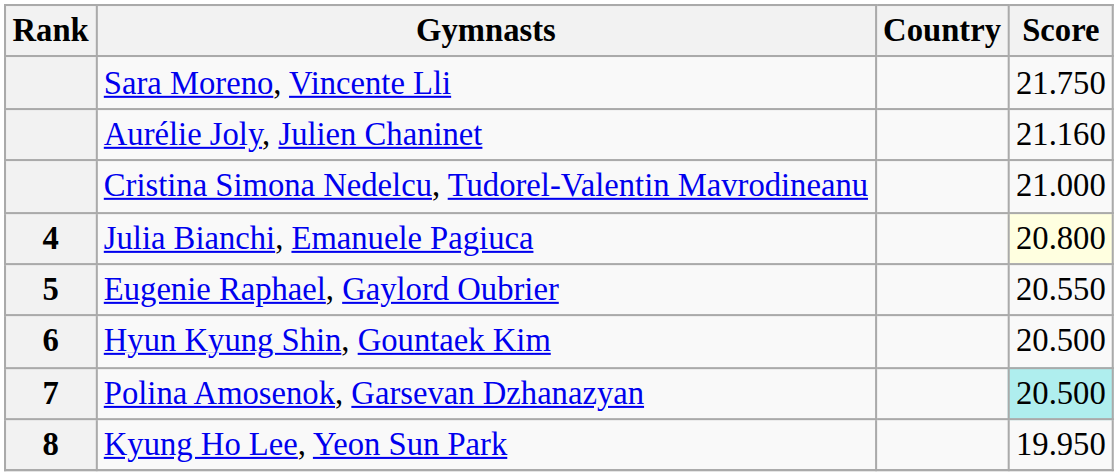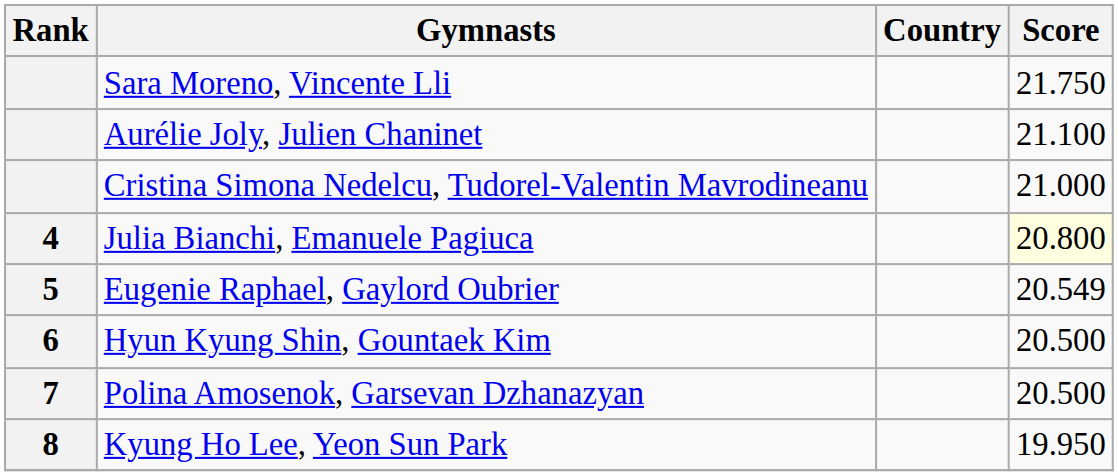(1061, 133) 21.160 -> (1061, 133) 21.100
(1061, 289) 20.550 -> (1061, 289) 20.549
(1061, 392) paleturquoise background -> (1061, 392) no background
